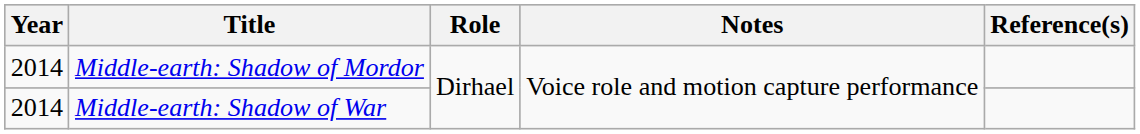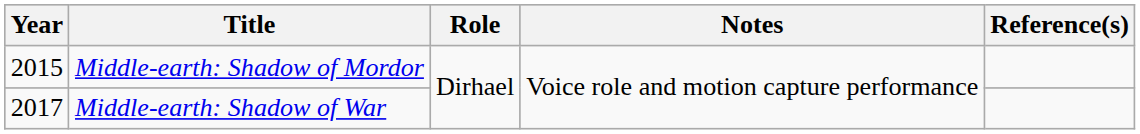(37, 66) 2014 -> (37, 66) 2015
(37, 107) 2014 -> (37, 107) 2017
